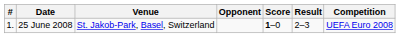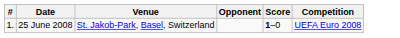- column: (308, 11)
